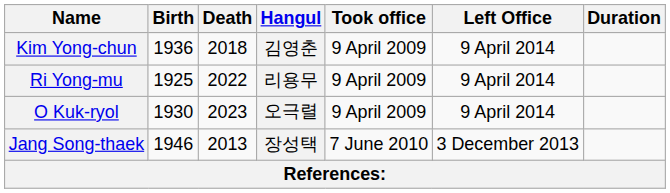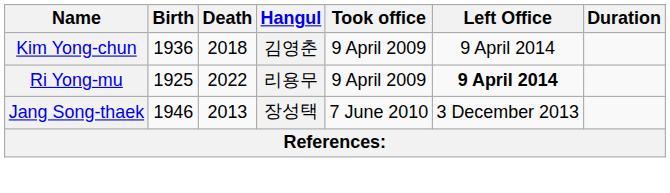(508, 80) normal -> (508, 80) bold
- row: (76, 112)
